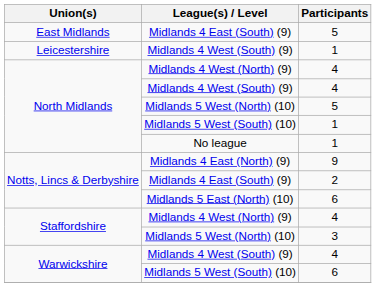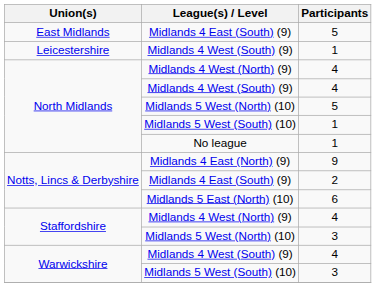(335, 273) 6 -> (335, 273) 3
